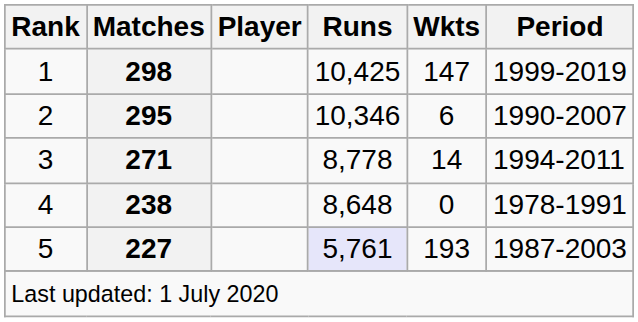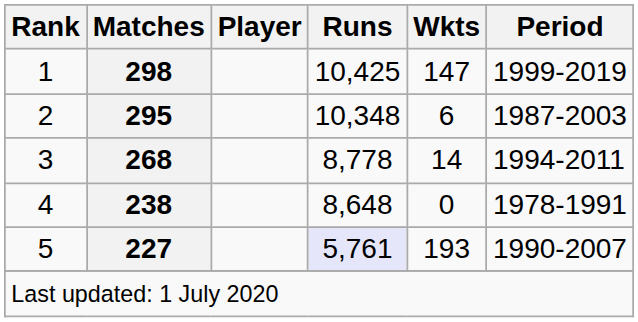(357, 115) 10,346 -> (357, 115) 10,348
(560, 115) 1990-2007 -> (560, 115) 1987-2003
(149, 159) 271 -> (149, 159) 268
(560, 248) 1987-2003 -> (560, 248) 1990-2007
